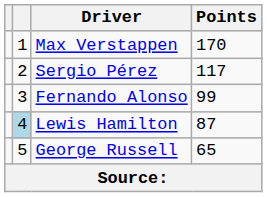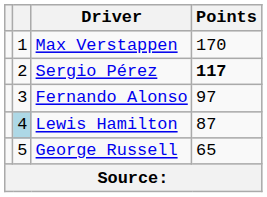(211, 71) normal -> (211, 71) bold
(206, 98) 99 -> (206, 98) 97
